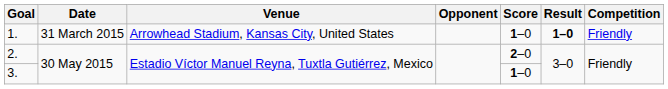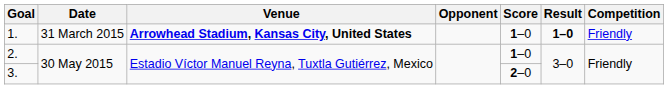(262, 34) normal -> (271, 34) bold
(521, 53) 2–0 -> (521, 53) 1–0
(521, 73) 1–0 -> (521, 73) 2–0
